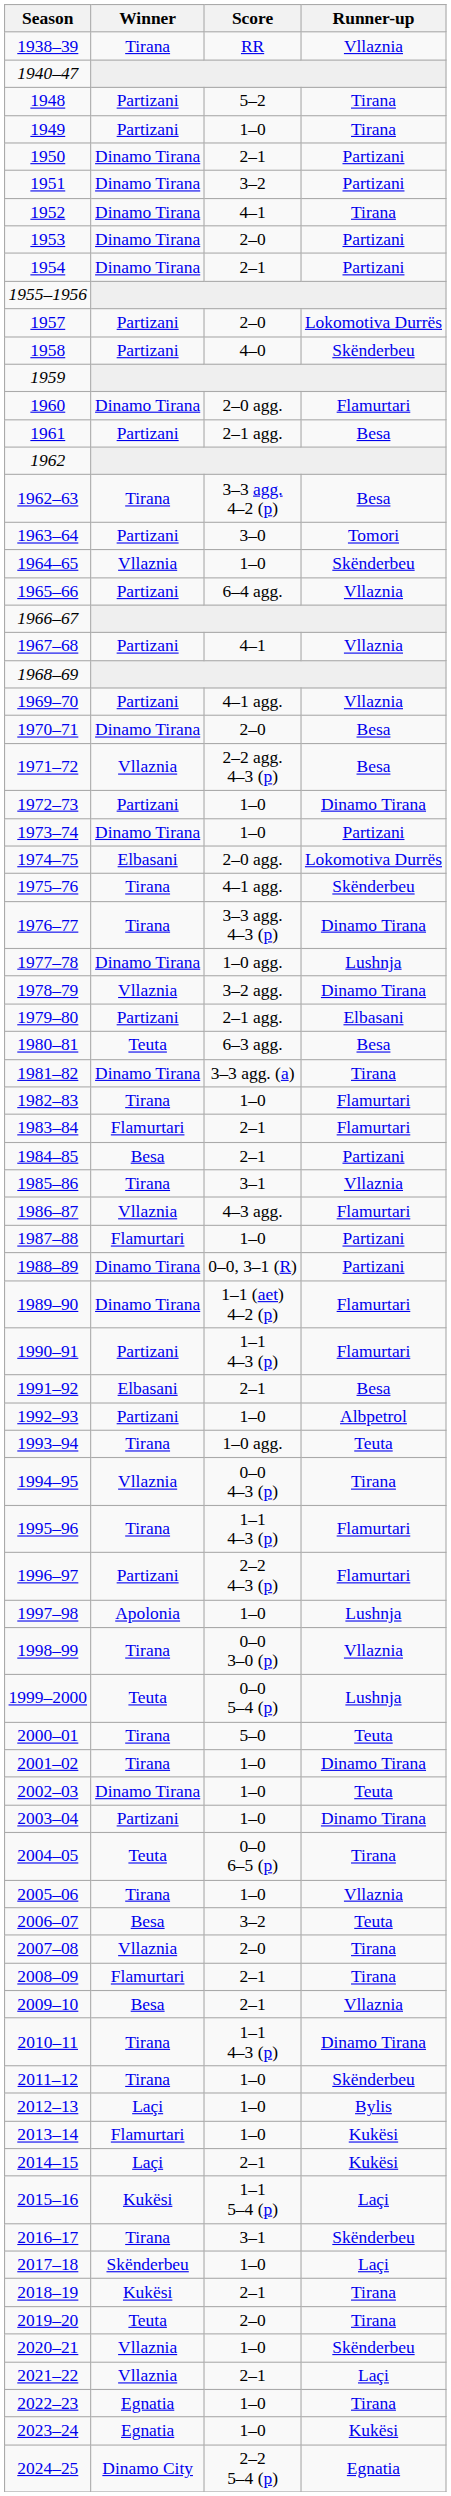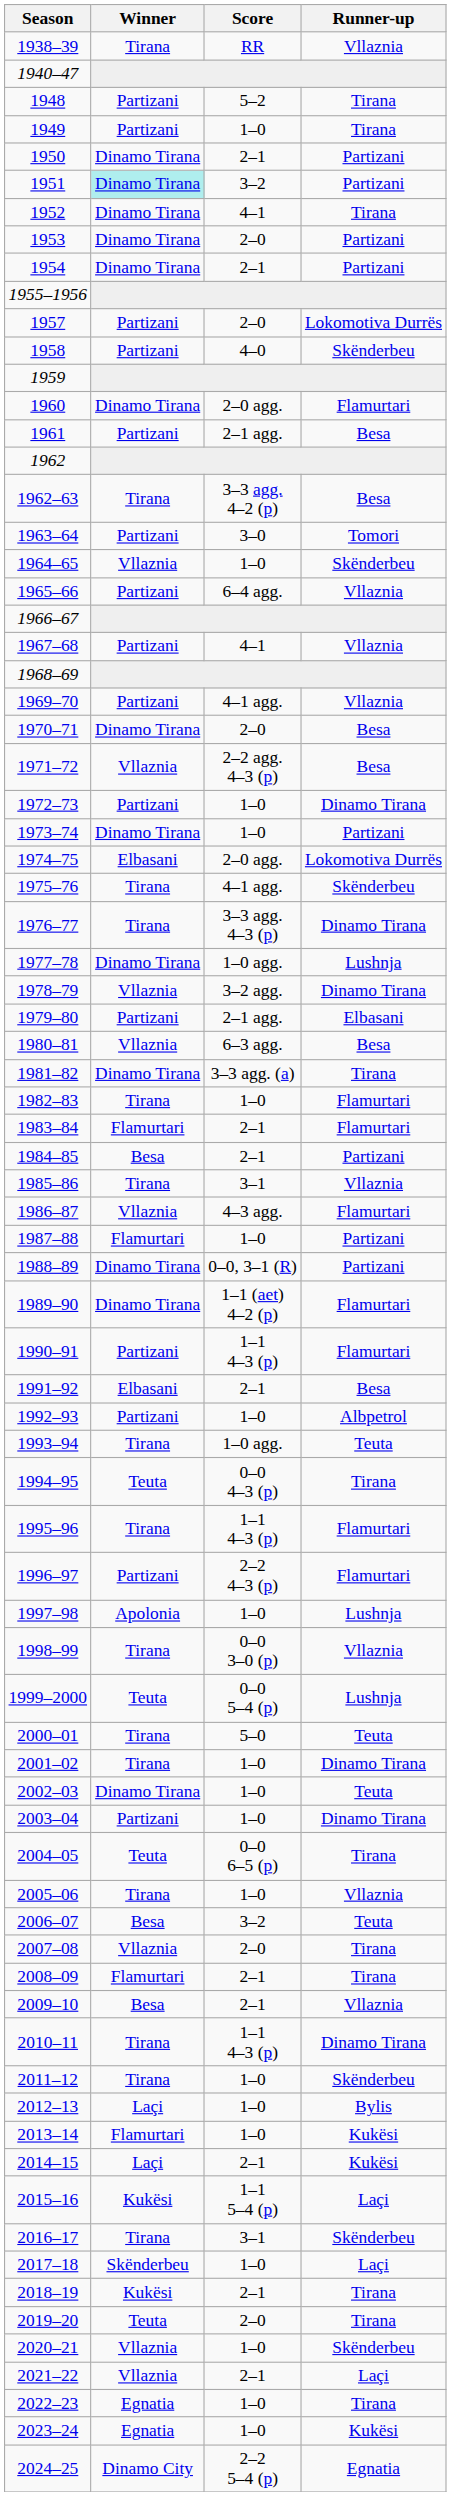(148, 184) no background -> (148, 184) paleturquoise background
(148, 1045) Teuta -> (148, 1045) Vllaznia
(148, 1481) Vllaznia -> (148, 1481) Teuta
